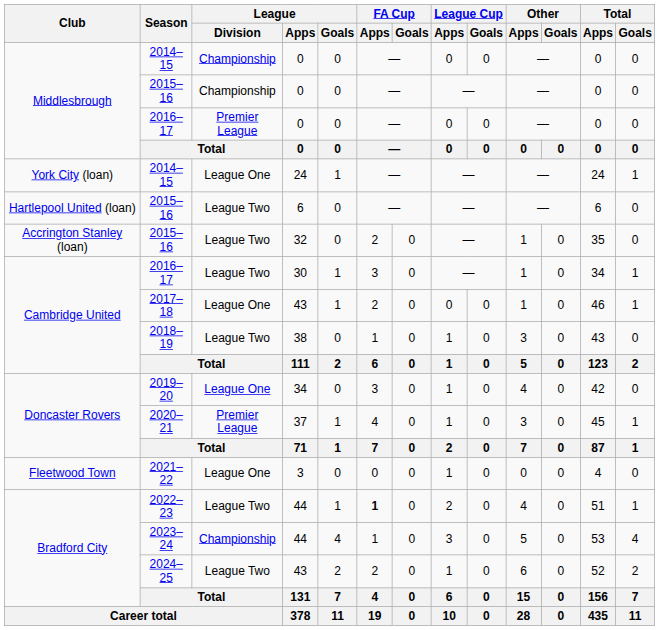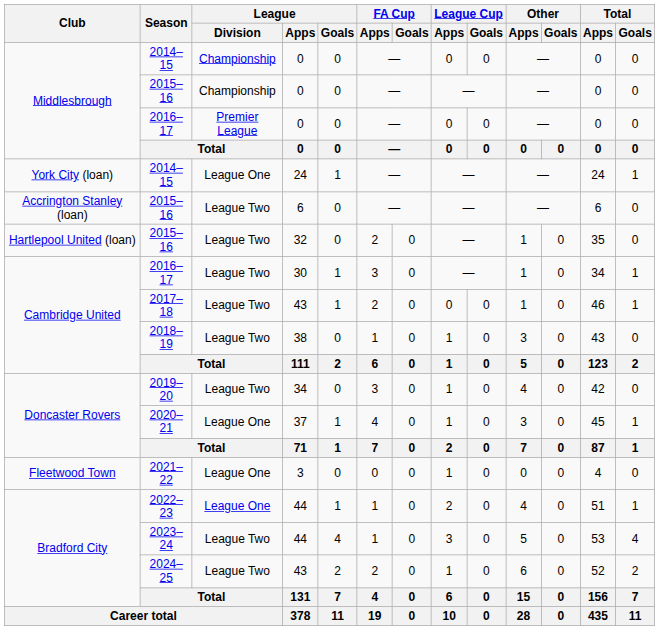(72, 207) Hartlepool United (loan) -> (72, 207) Accrington Stanley (loan)
(72, 240) Accrington Stanley (loan) -> (72, 240) Hartlepool United (loan)
(237, 305) League One -> (237, 305) League Two
(237, 389) League One -> (237, 389) League Two
(237, 422) Premier League -> (237, 422) League One
(237, 506) League Two -> (237, 506) League One
(375, 506) bold -> (375, 506) normal
(237, 538) Championship -> (237, 538) League Two
